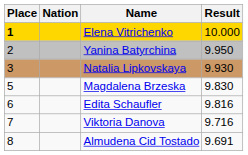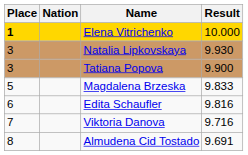- row: (130, 50)
+ row: (123, 68)
(219, 86) 9.830 -> (219, 86) 9.833
